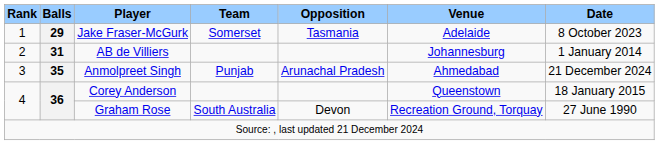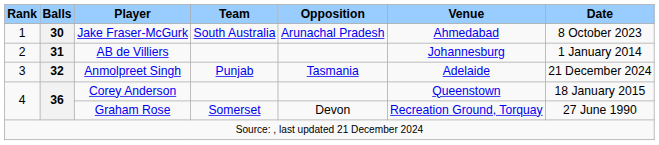(57, 33) 29 -> (57, 33) 30
(235, 33) Somerset -> (235, 33) South Australia
(333, 33) Tasmania -> (333, 33) Arunachal Pradesh
(466, 33) Adelaide -> (466, 33) Ahmedabad
(57, 71) 35 -> (57, 71) 32
(333, 71) Arunachal Pradesh -> (333, 71) Tasmania
(466, 71) Ahmedabad -> (466, 71) Adelaide
(235, 110) South Australia -> (235, 110) Somerset
